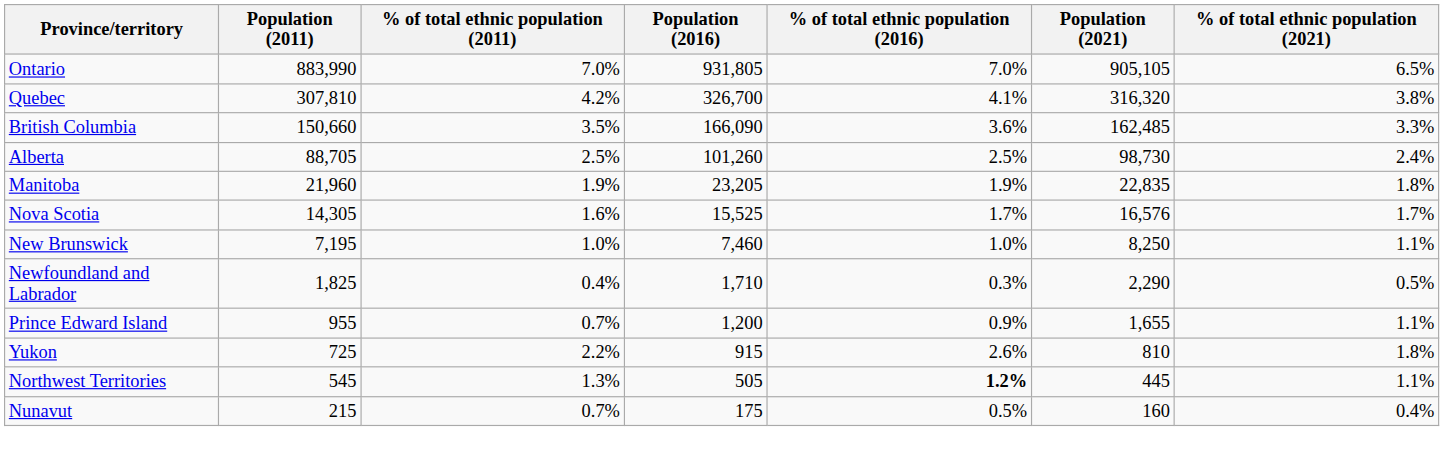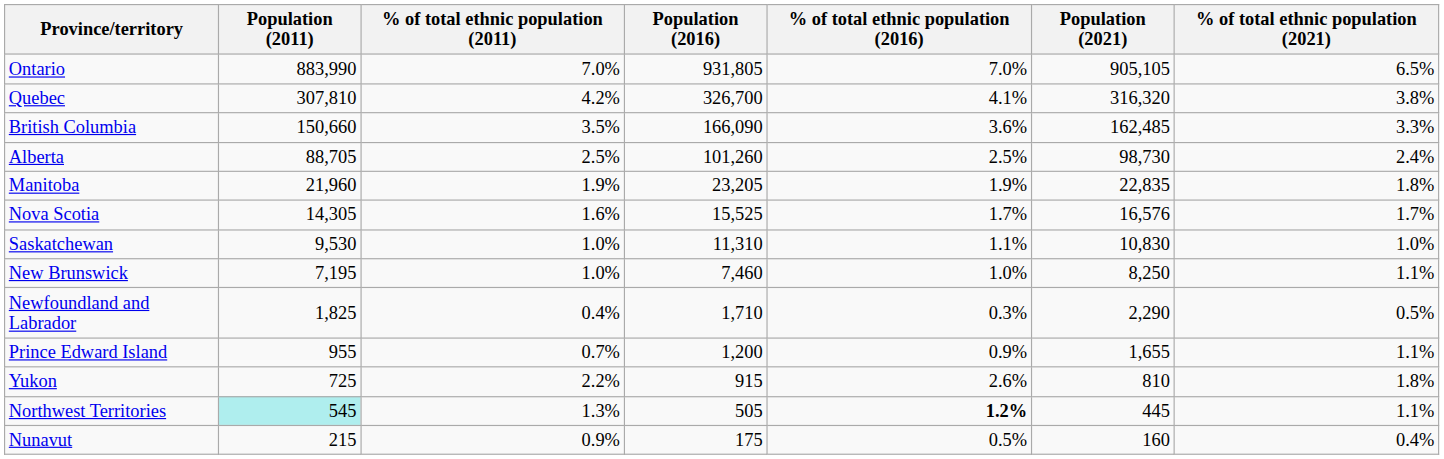+ row: (61, 244)
(343, 381) no background -> (343, 410) paleturquoise background
(601, 410) 0.7% -> (601, 439) 0.9%
